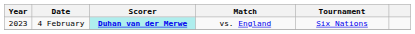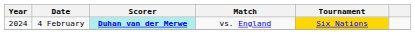(18, 23) 2023 -> (18, 23) 2024
(342, 23) no background -> (342, 23) gold background
